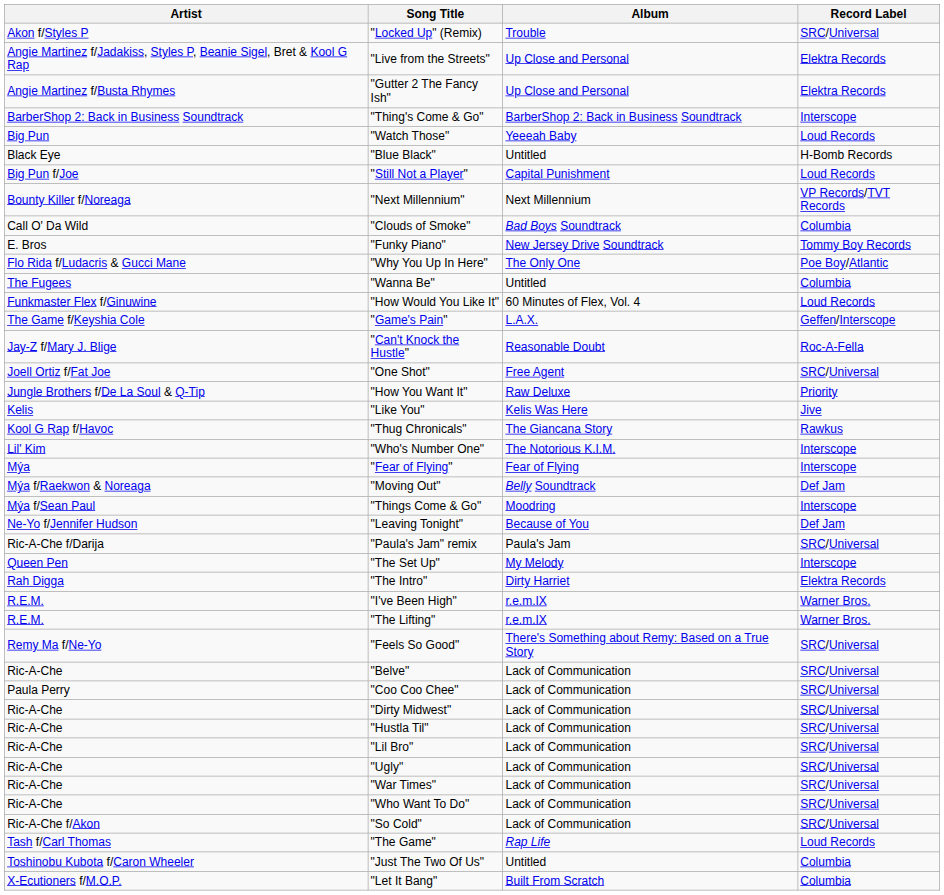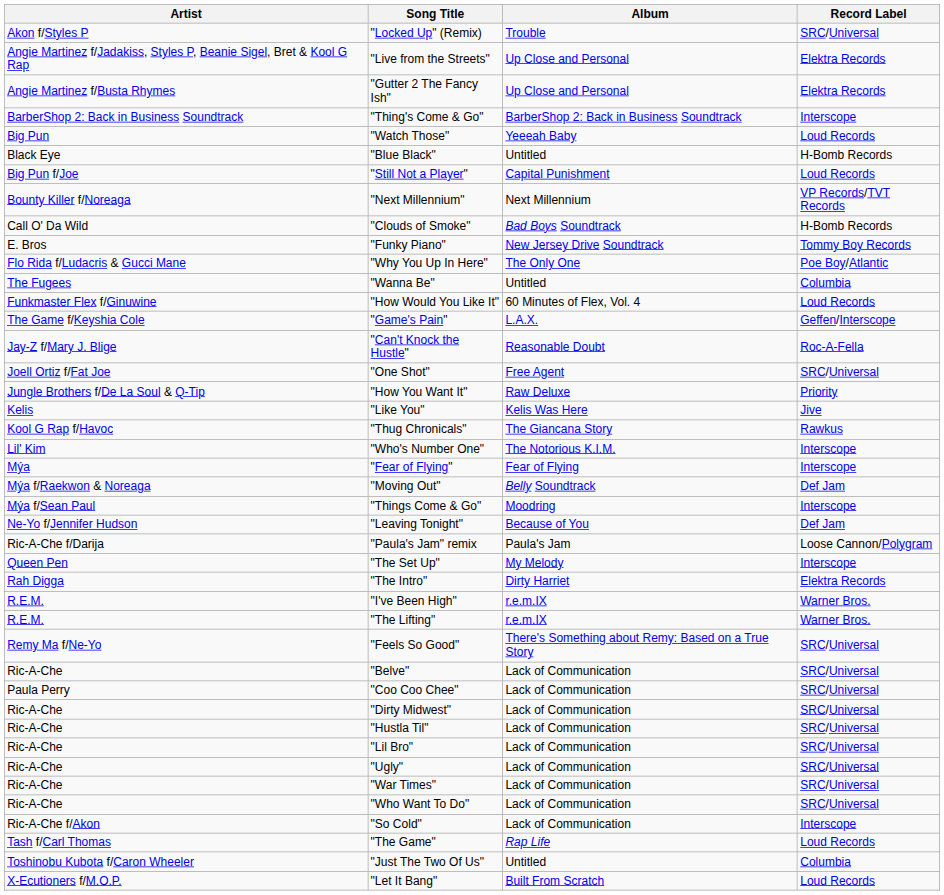(826, 225) Columbia -> (846, 225) H-Bomb Records
(840, 543) SRC/Universal -> (866, 543) Loose Cannon/Polygram
(840, 823) SRC/Universal -> (828, 823) Interscope
(826, 880) Columbia -> (838, 880) Loud Records
